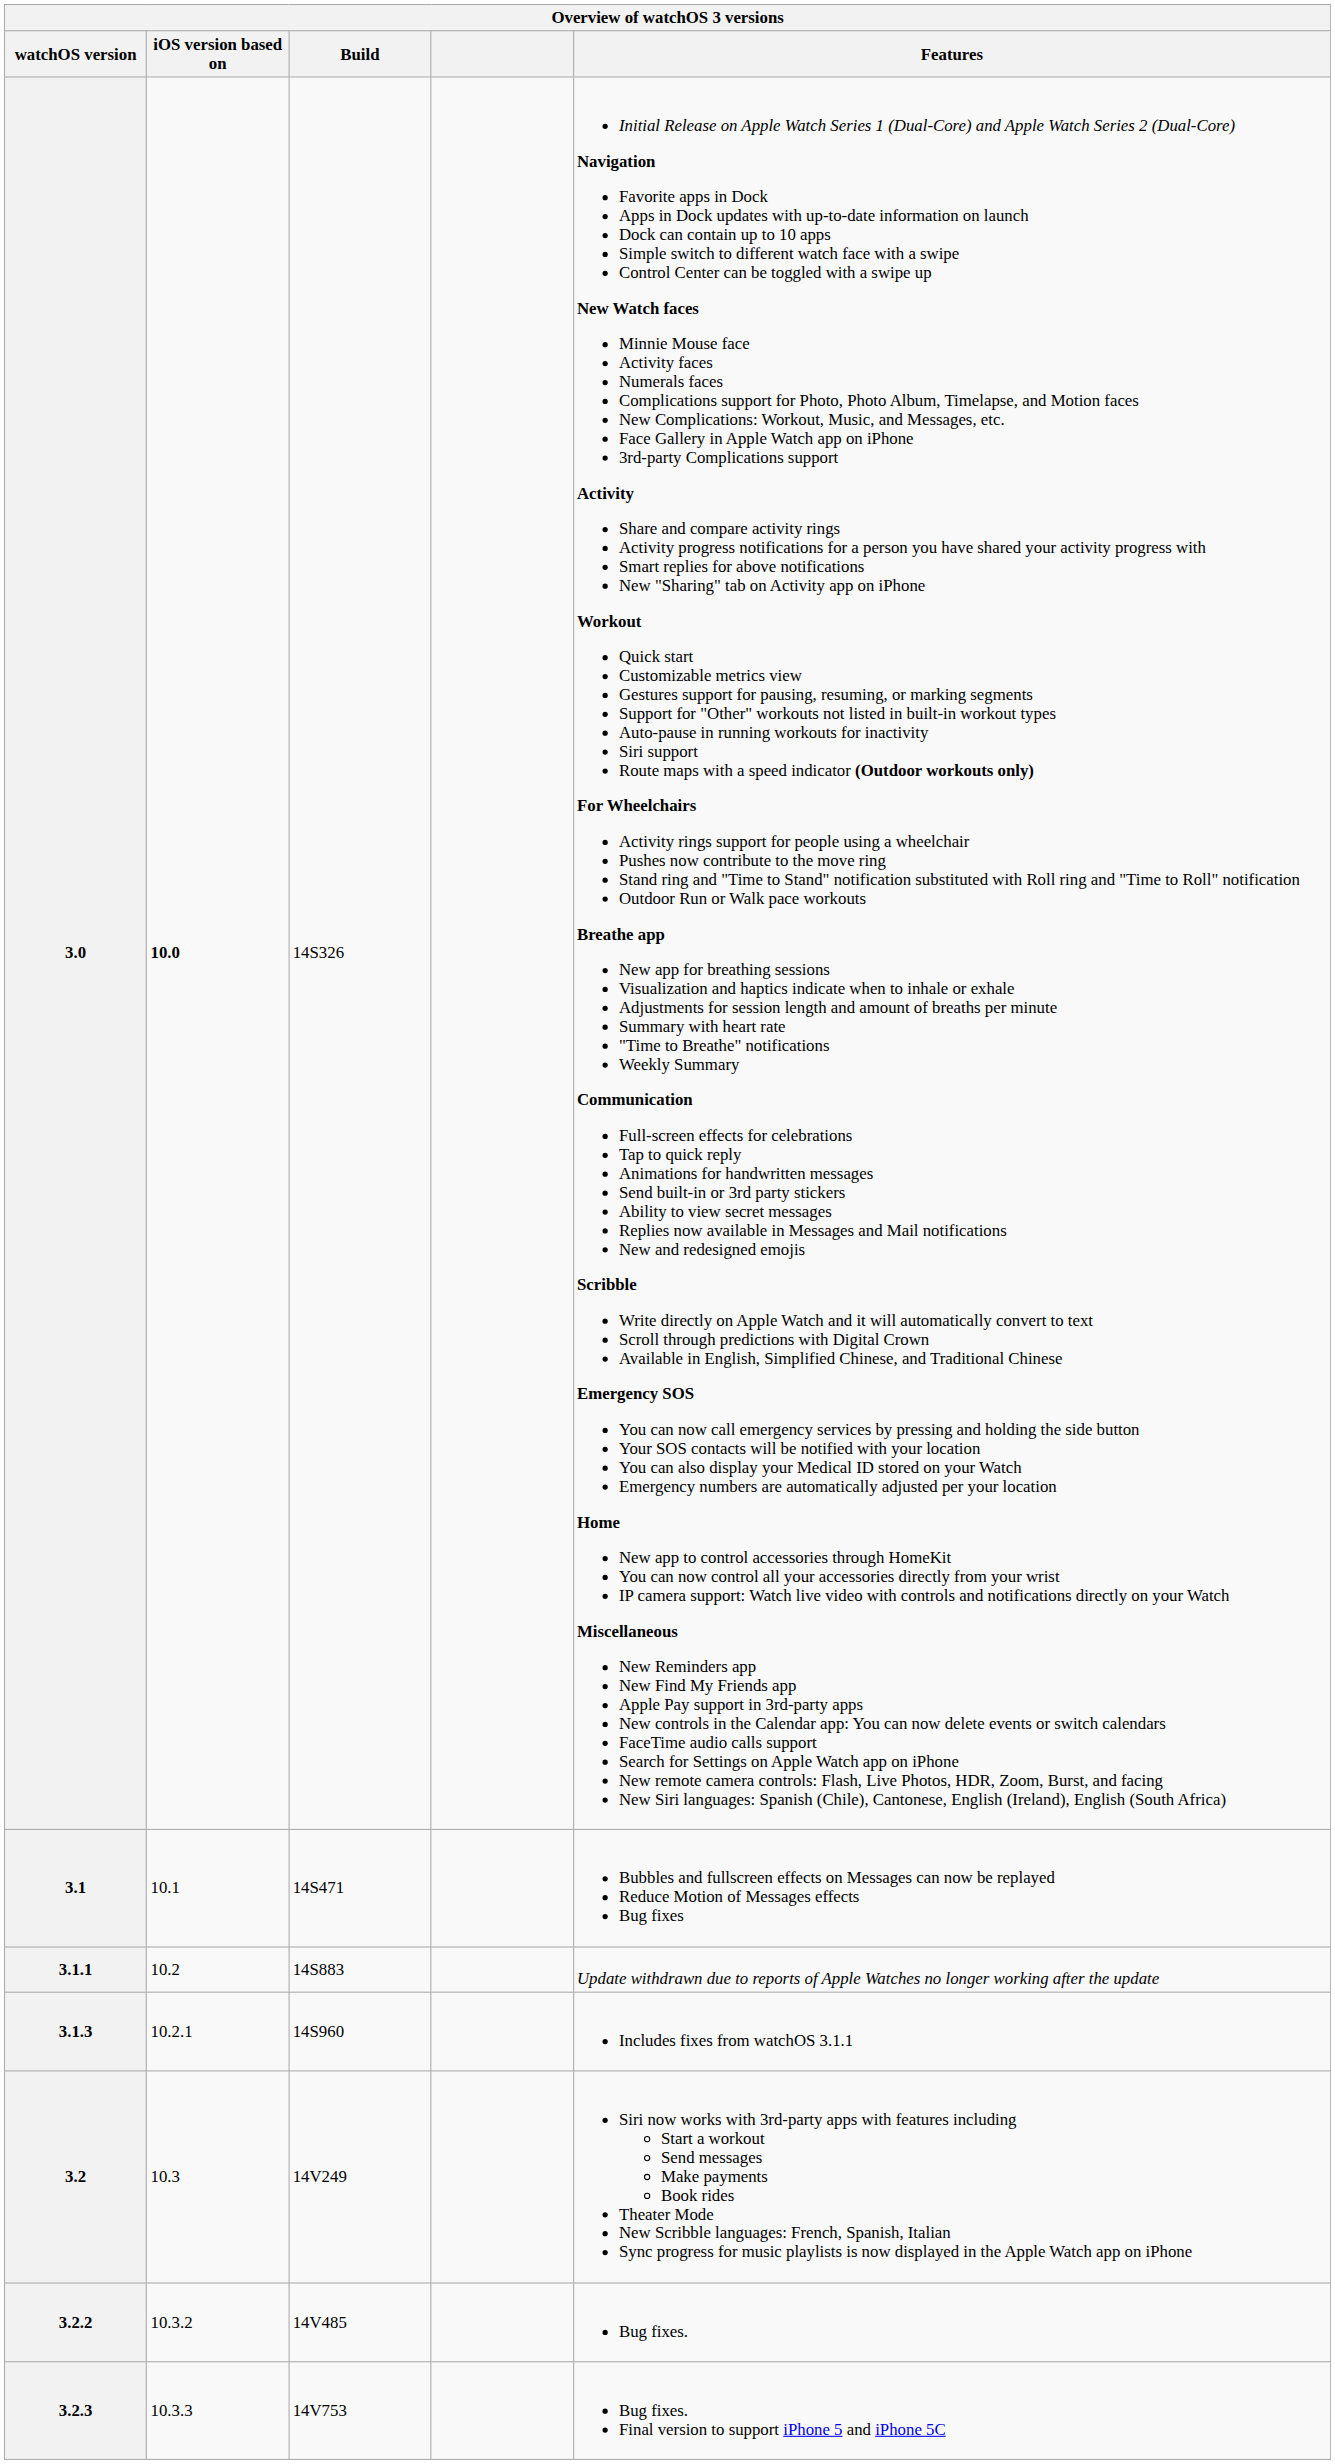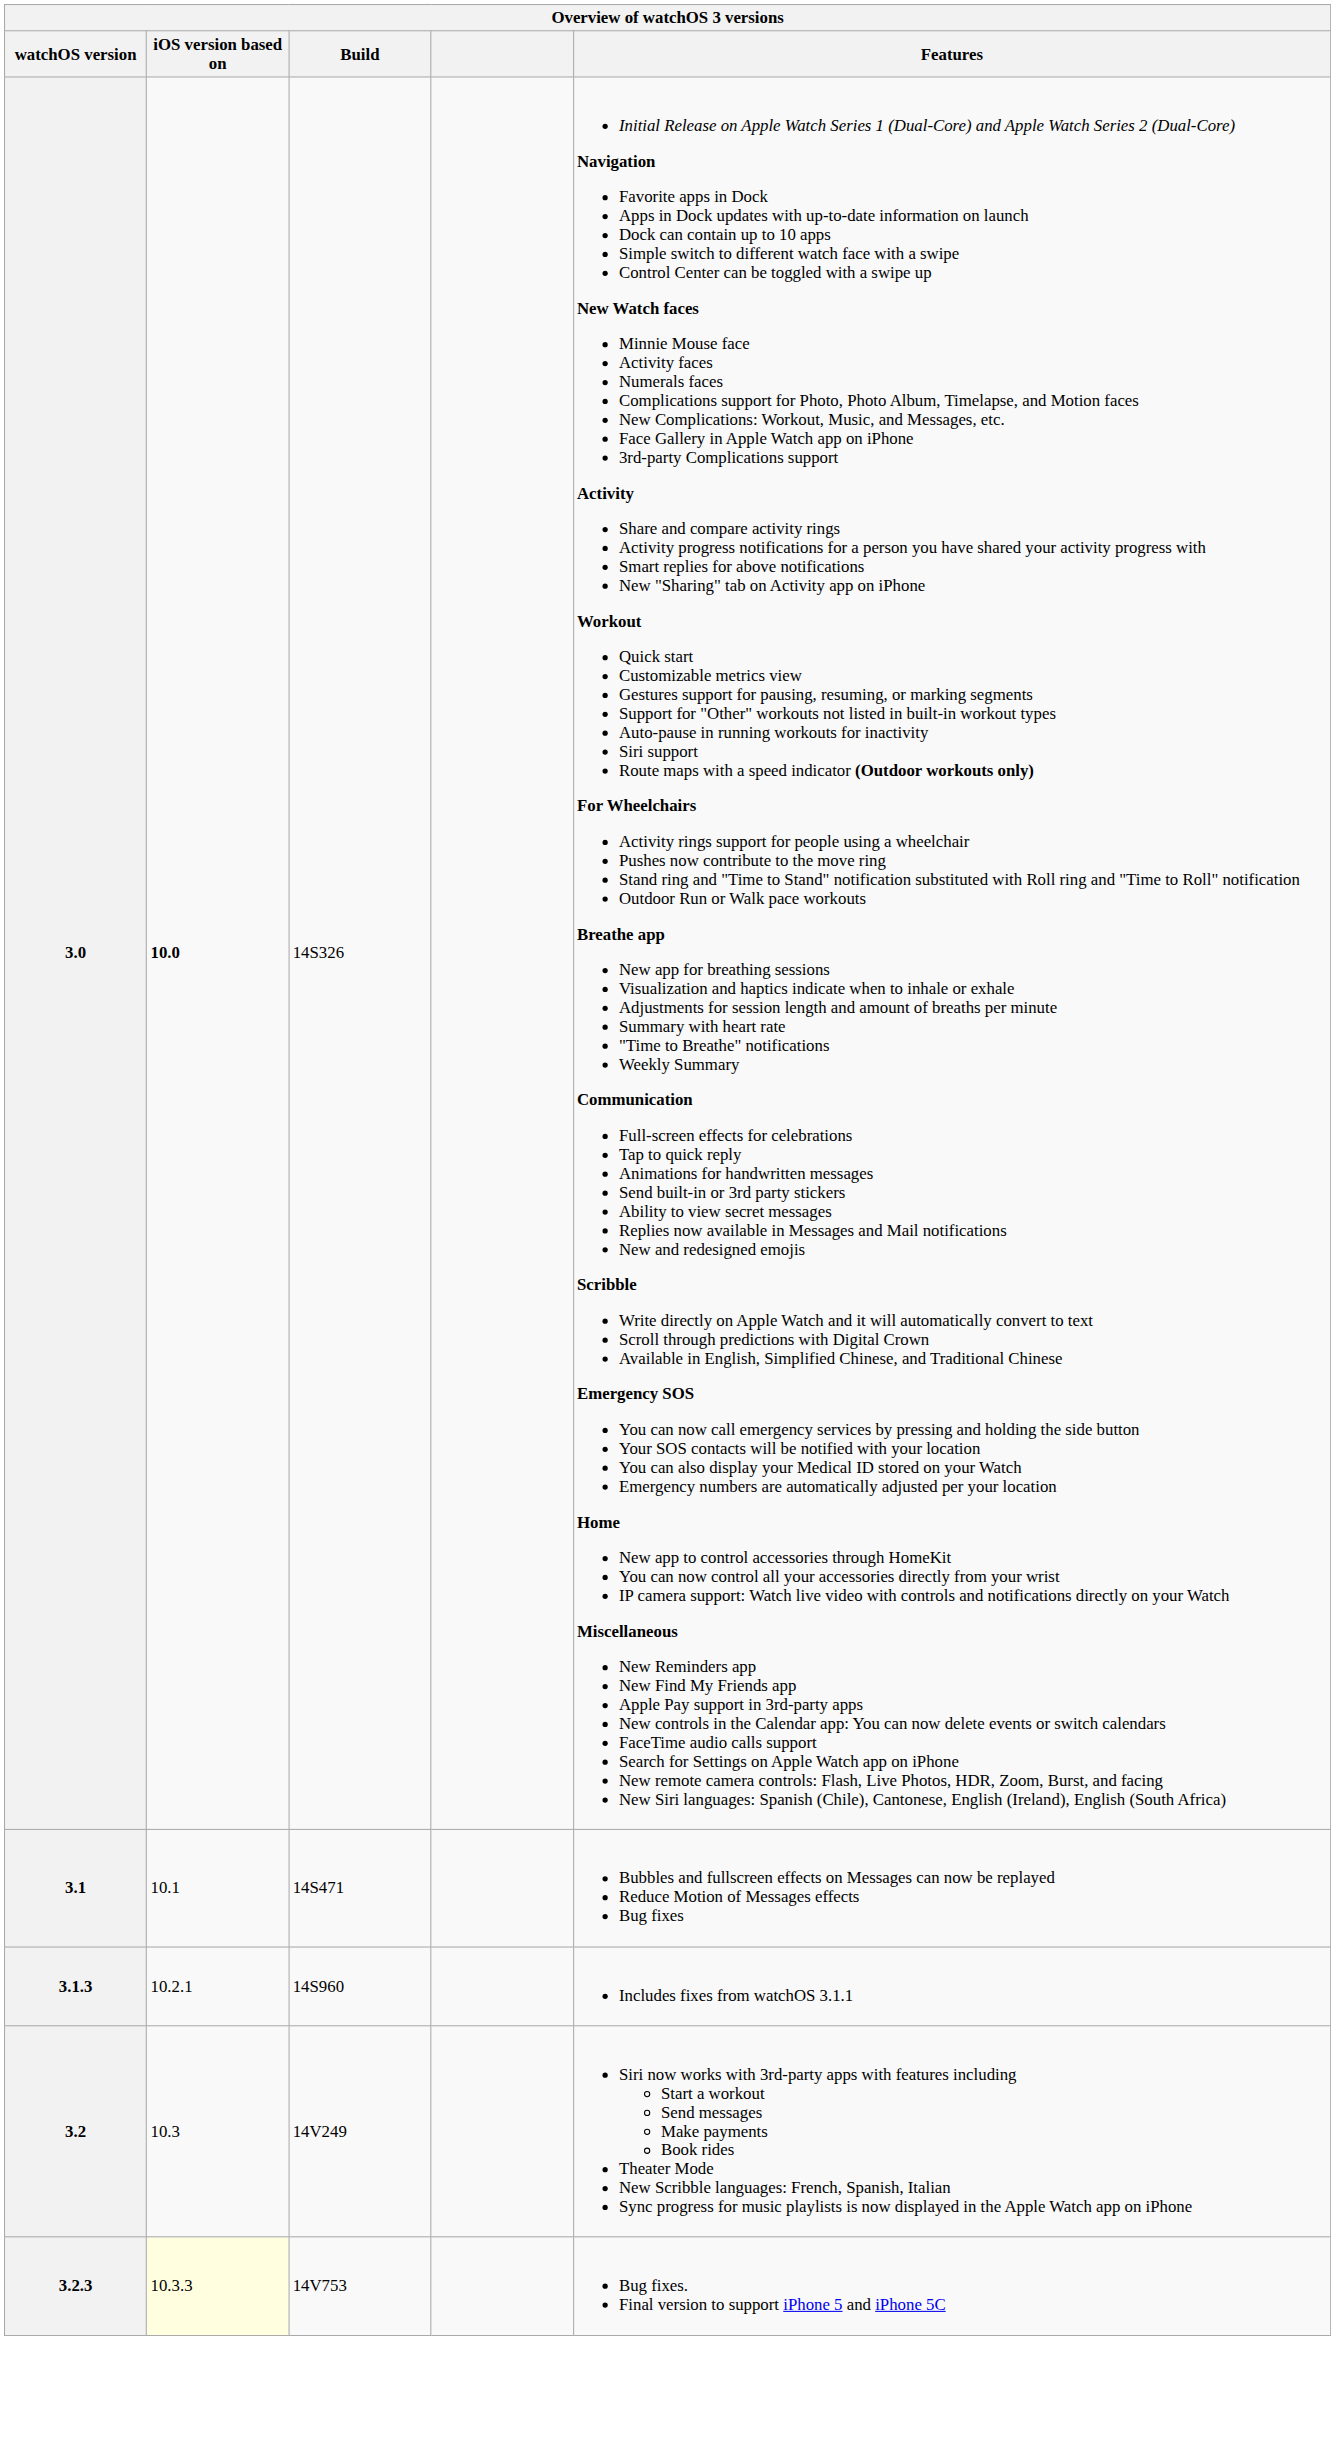- row: (76, 1969)
- row: (76, 2322)
(172, 2410) no background -> (172, 2286) lightyellow background
